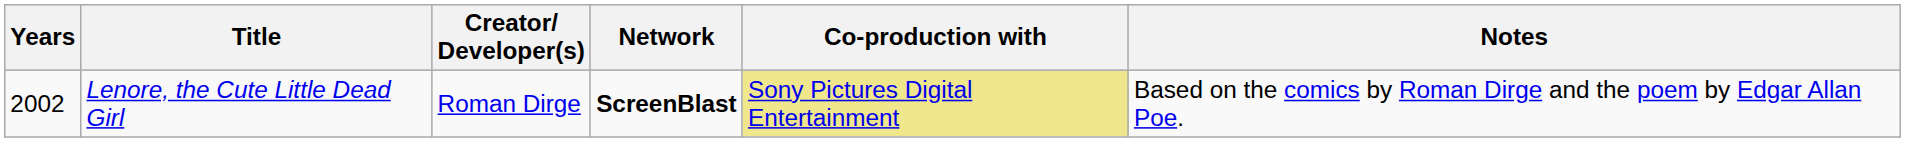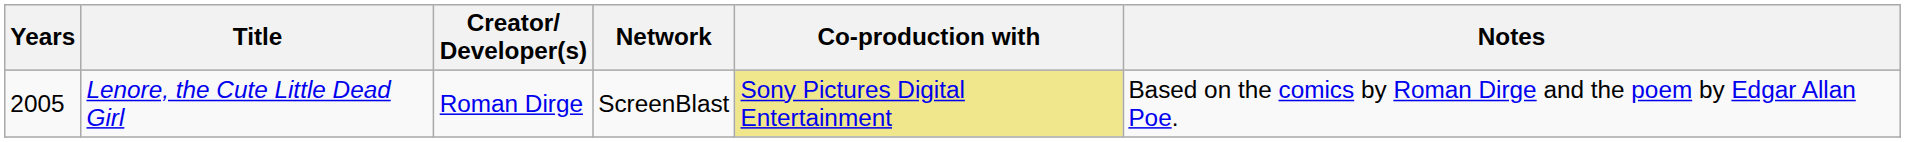(37, 103) 2002 -> (37, 103) 2005
(666, 103) bold -> (664, 103) normal
